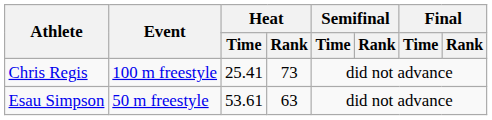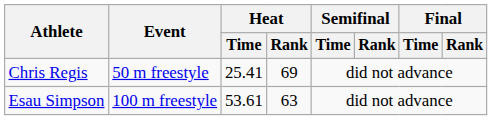(165, 72) 100 m freestyle -> (160, 72) 50 m freestyle
(289, 72) 73 -> (289, 72) 69
(160, 100) 50 m freestyle -> (165, 100) 100 m freestyle
